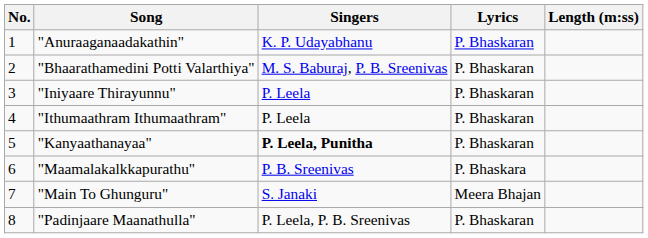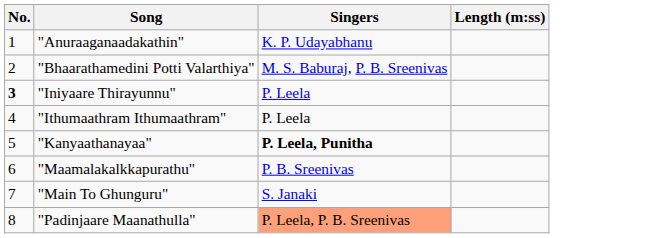- column: (498, 17)
(12, 93) normal -> (12, 93) bold
(336, 219) no background -> (336, 219) lightsalmon background
